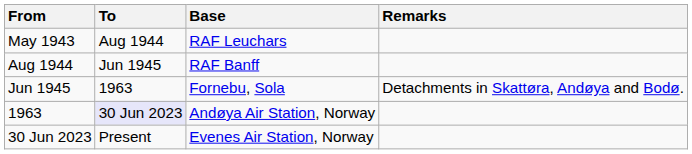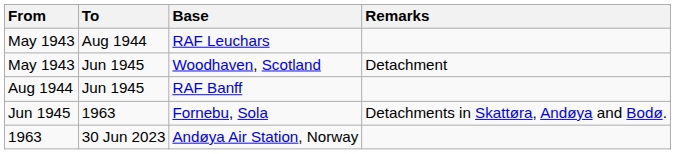+ row: (247, 64)
(140, 112) lavender background -> (124, 137) no background
- row: (281, 137)
